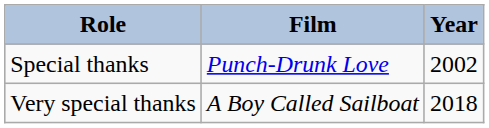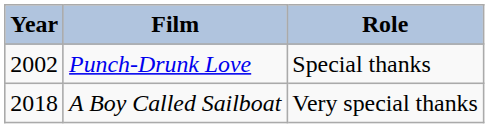columns swapped: (454, 24) <-> (103, 24)
